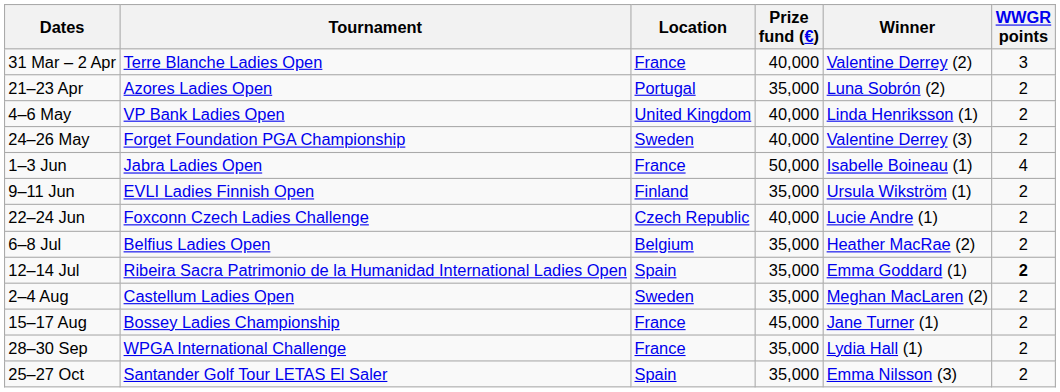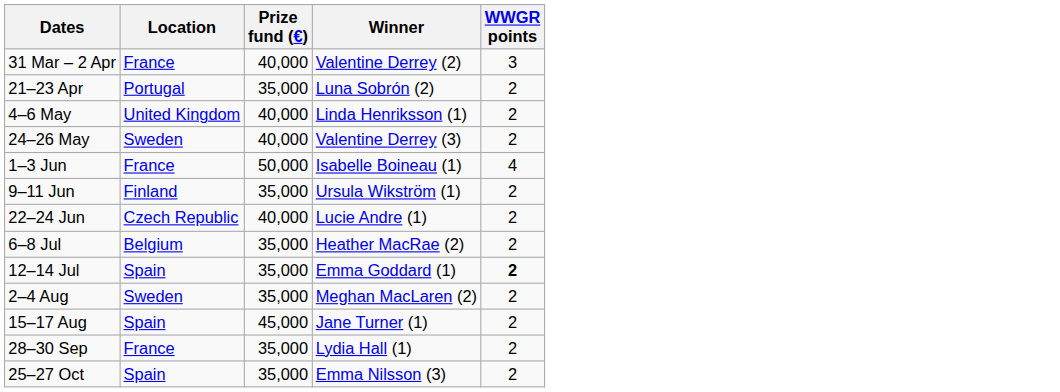- column: (375, 27)
(660, 322) France -> (145, 322) Spain
